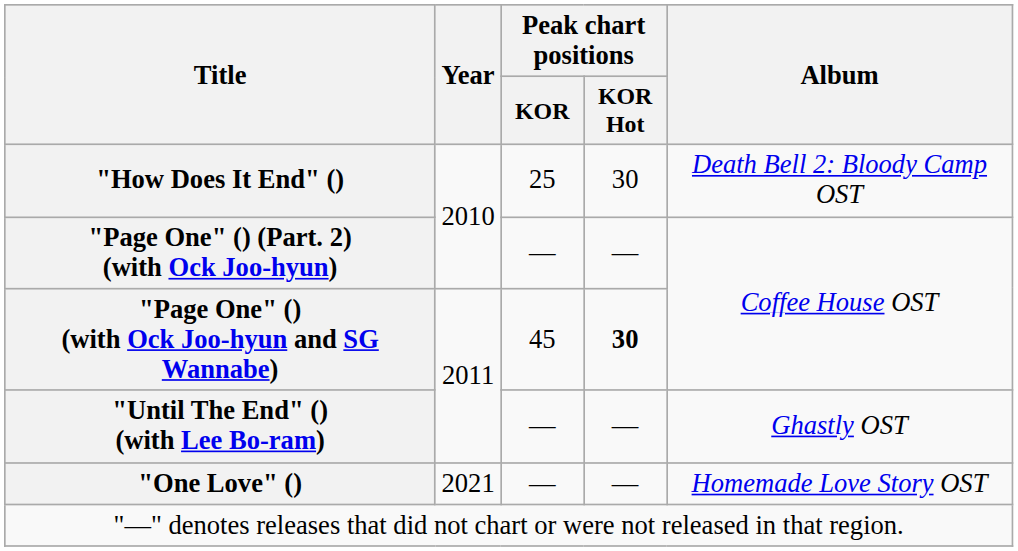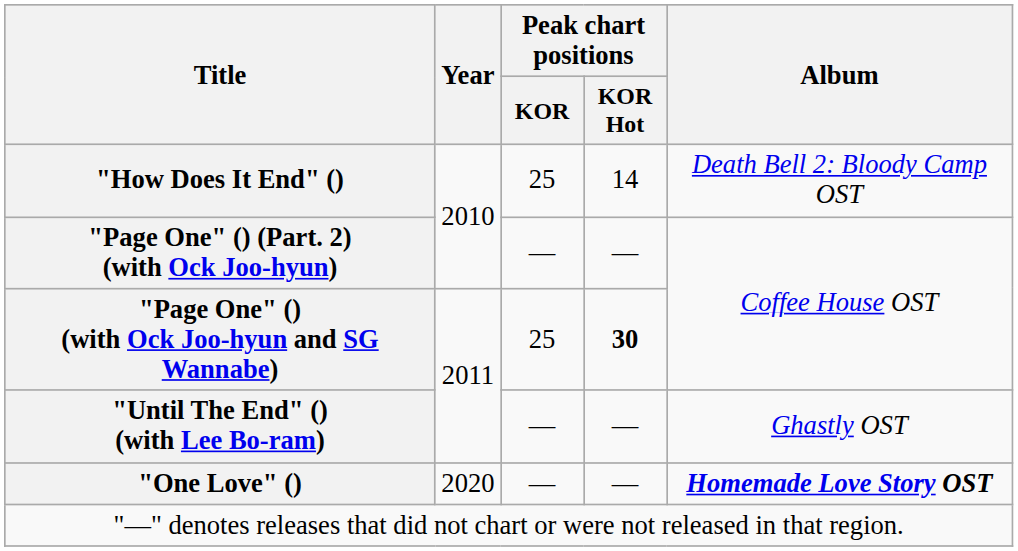(625, 180) 30 -> (625, 180) 14
(542, 339) 45 -> (542, 339) 25
(468, 483) 2021 -> (468, 483) 2020
(840, 483) normal -> (839, 483) bold
